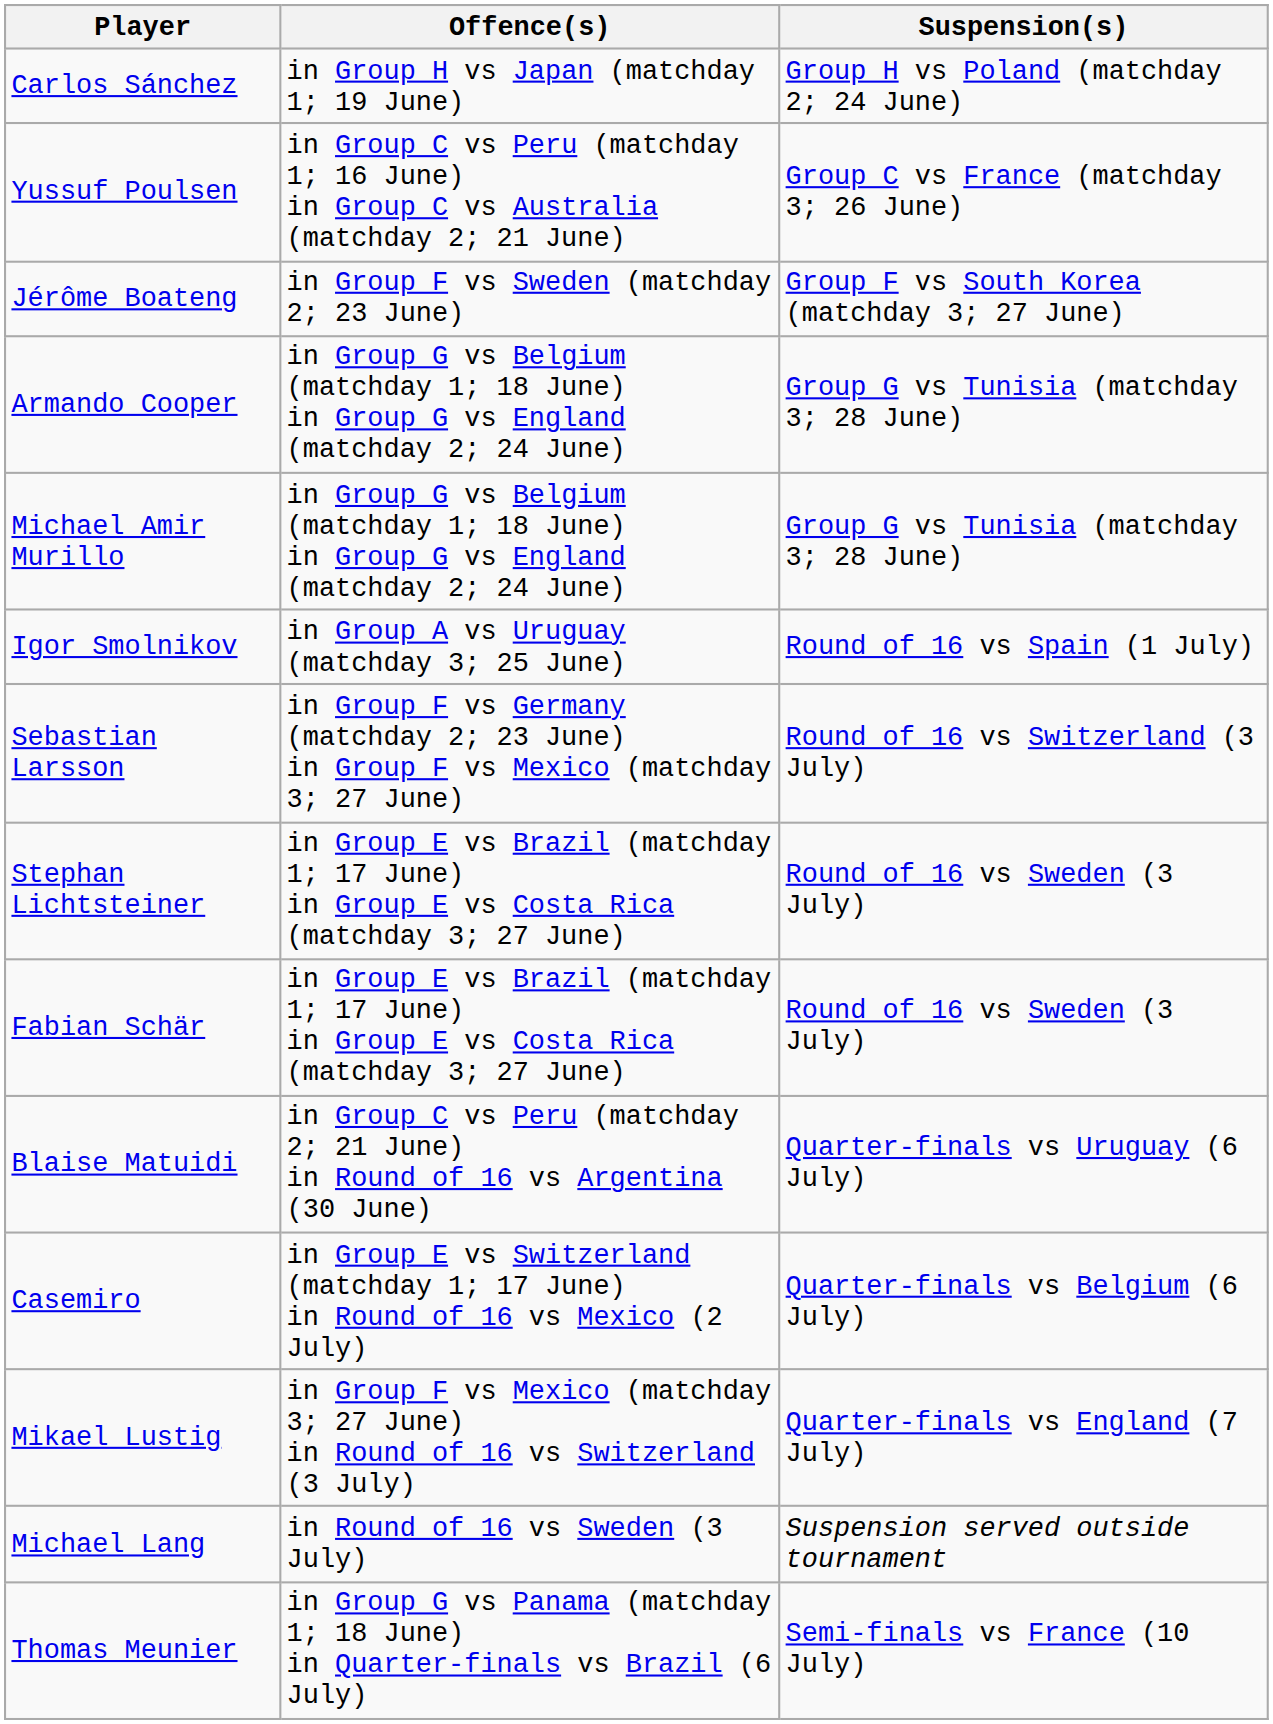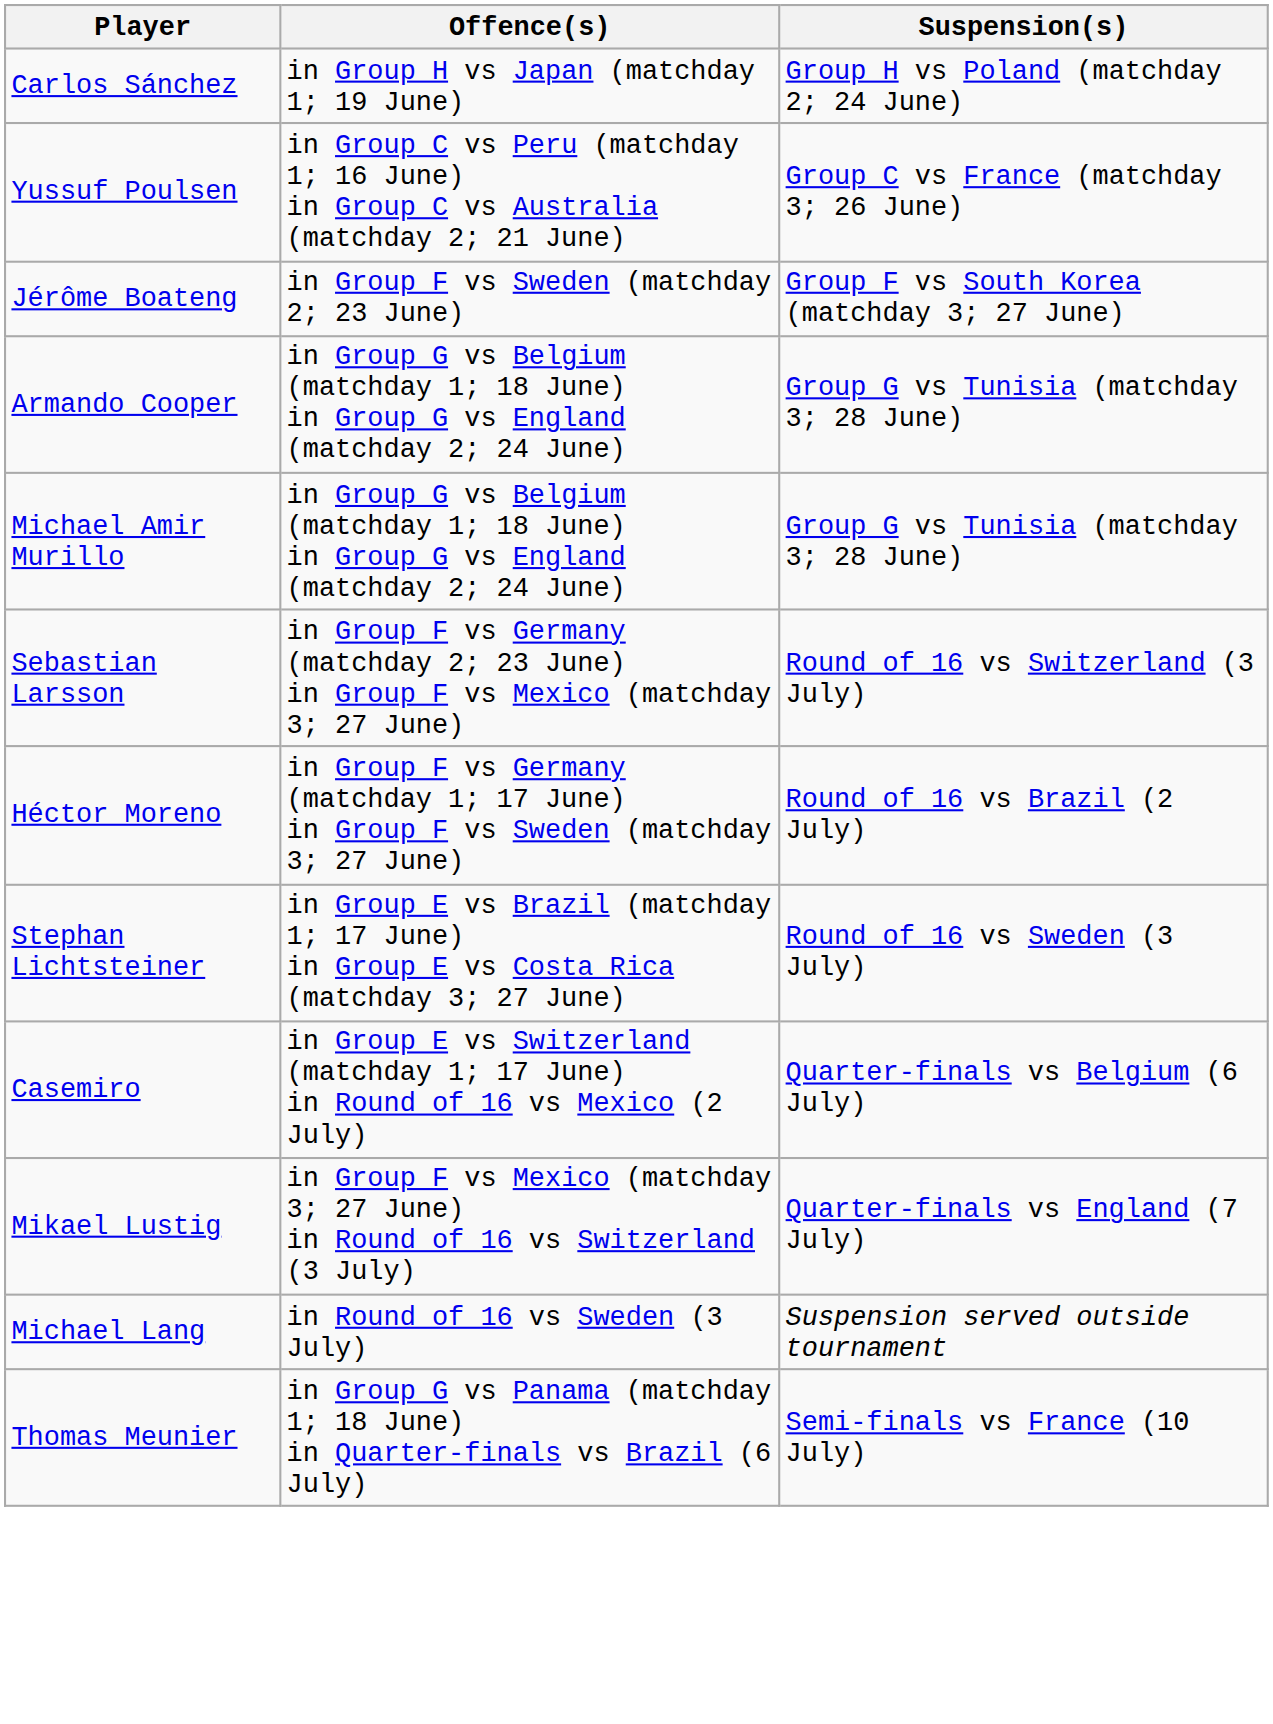- row: (124, 647)
+ row: (116, 815)
- row: (108, 1027)
- row: (124, 1164)
